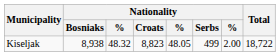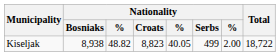(120, 43) 48.32 -> (120, 43) 48.82
(179, 43) 48.05 -> (179, 43) 40.05
